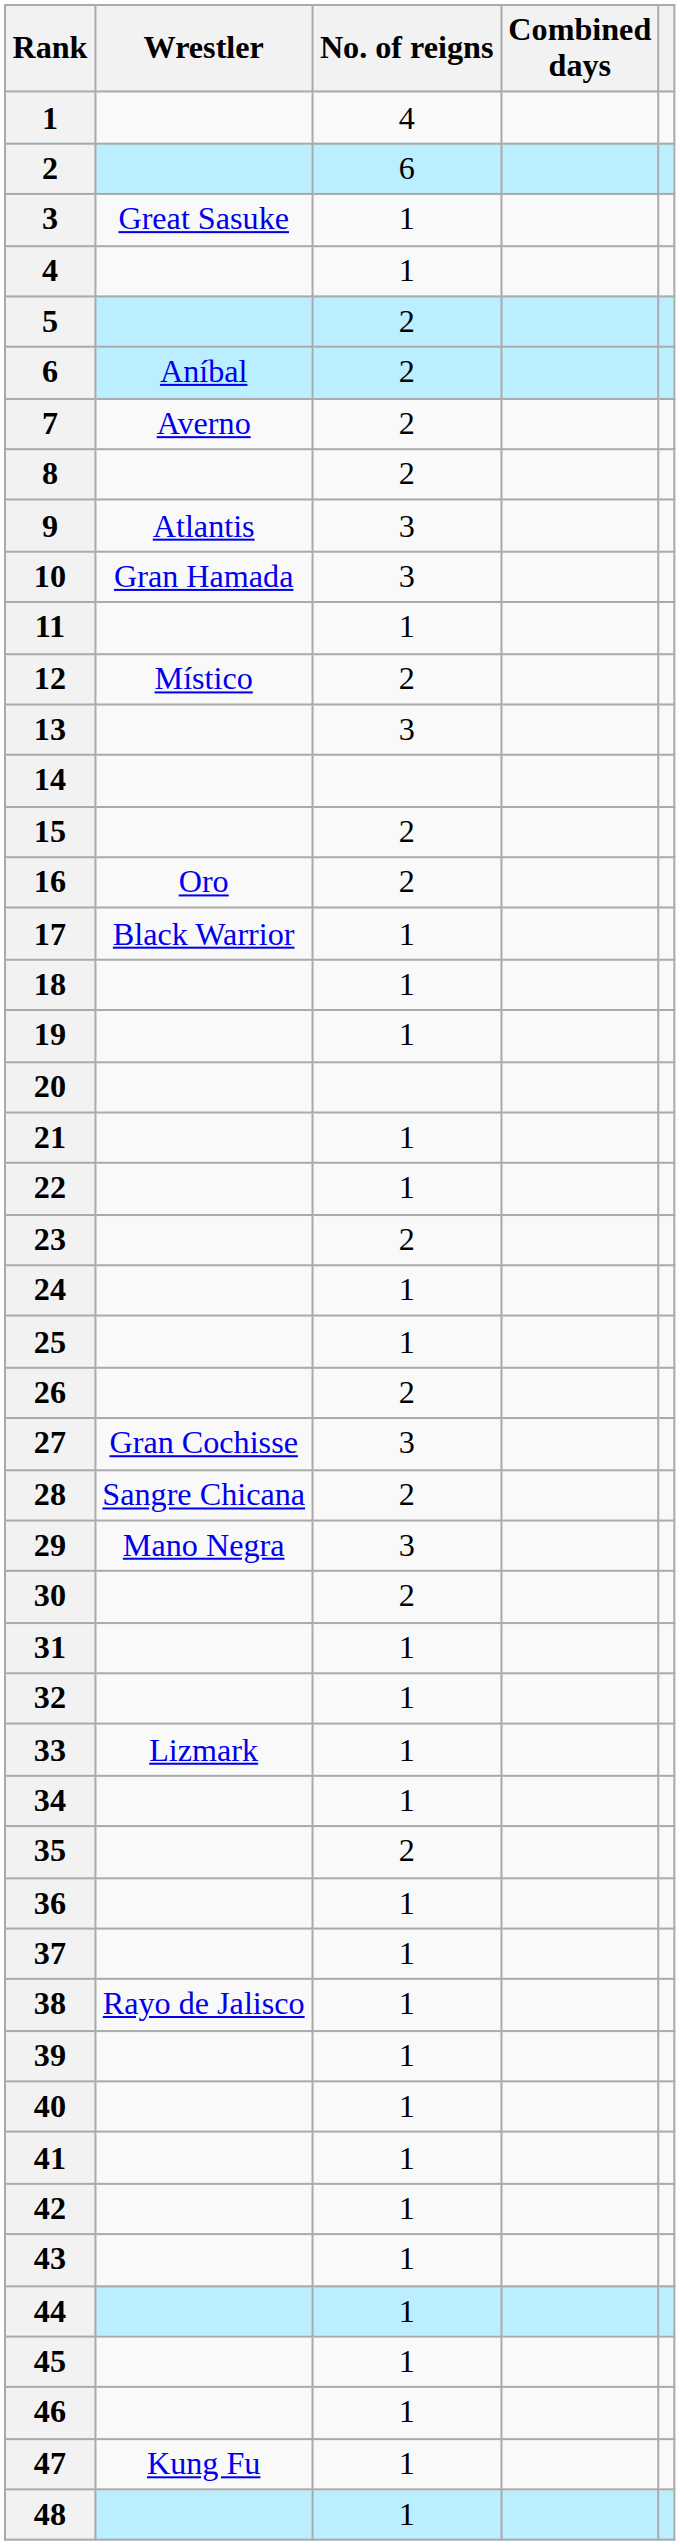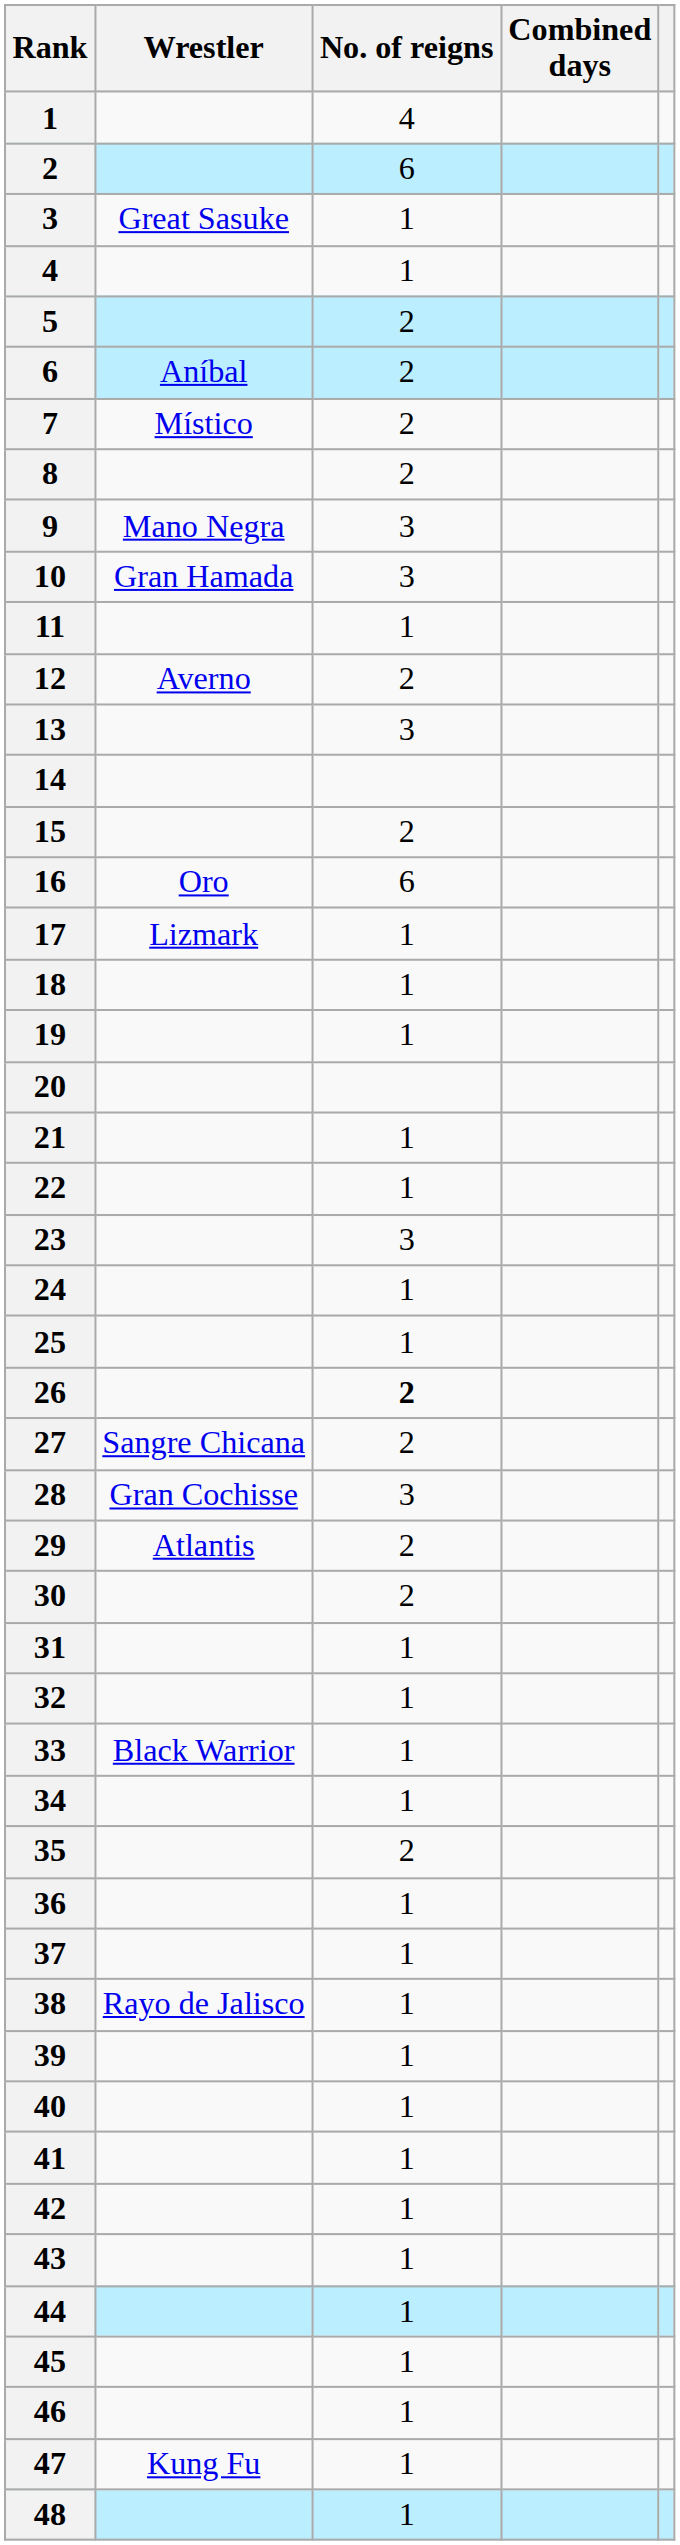(204, 423) Averno -> (204, 423) Místico
(204, 525) Atlantis -> (204, 525) Mano Negra
(204, 678) Místico -> (204, 678) Averno
(407, 882) 2 -> (407, 882) 6
(204, 933) Black Warrior -> (204, 933) Lizmark
(407, 1239) 2 -> (407, 1239) 3
(407, 1392) normal -> (407, 1392) bold
(204, 1443) Gran Cochisse -> (204, 1443) Sangre Chicana
(407, 1443) 3 -> (407, 1443) 2
(204, 1494) Sangre Chicana -> (204, 1494) Gran Cochisse
(407, 1494) 2 -> (407, 1494) 3
(204, 1545) Mano Negra -> (204, 1545) Atlantis
(407, 1545) 3 -> (407, 1545) 2
(204, 1749) Lizmark -> (204, 1749) Black Warrior
